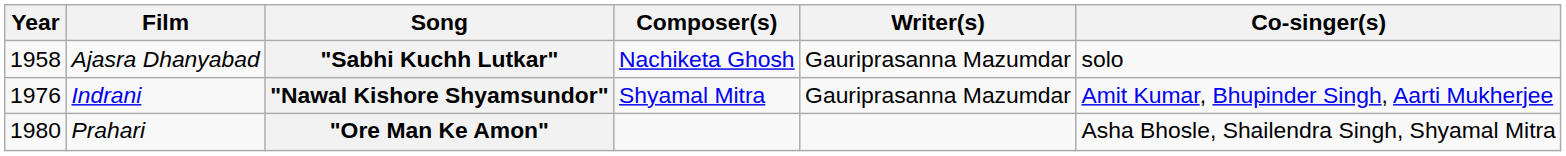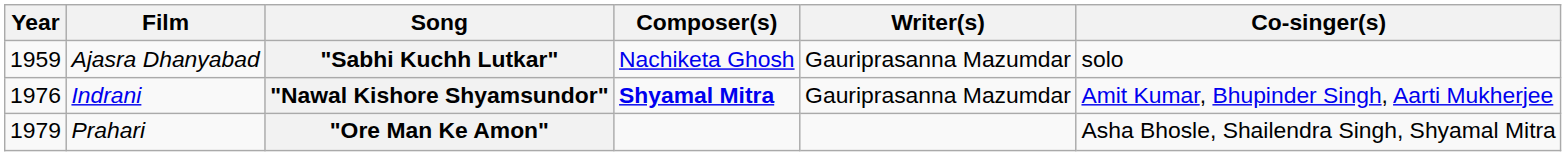(35, 58) 1958 -> (35, 58) 1959
(692, 95) normal -> (697, 95) bold
(35, 131) 1980 -> (35, 131) 1979
